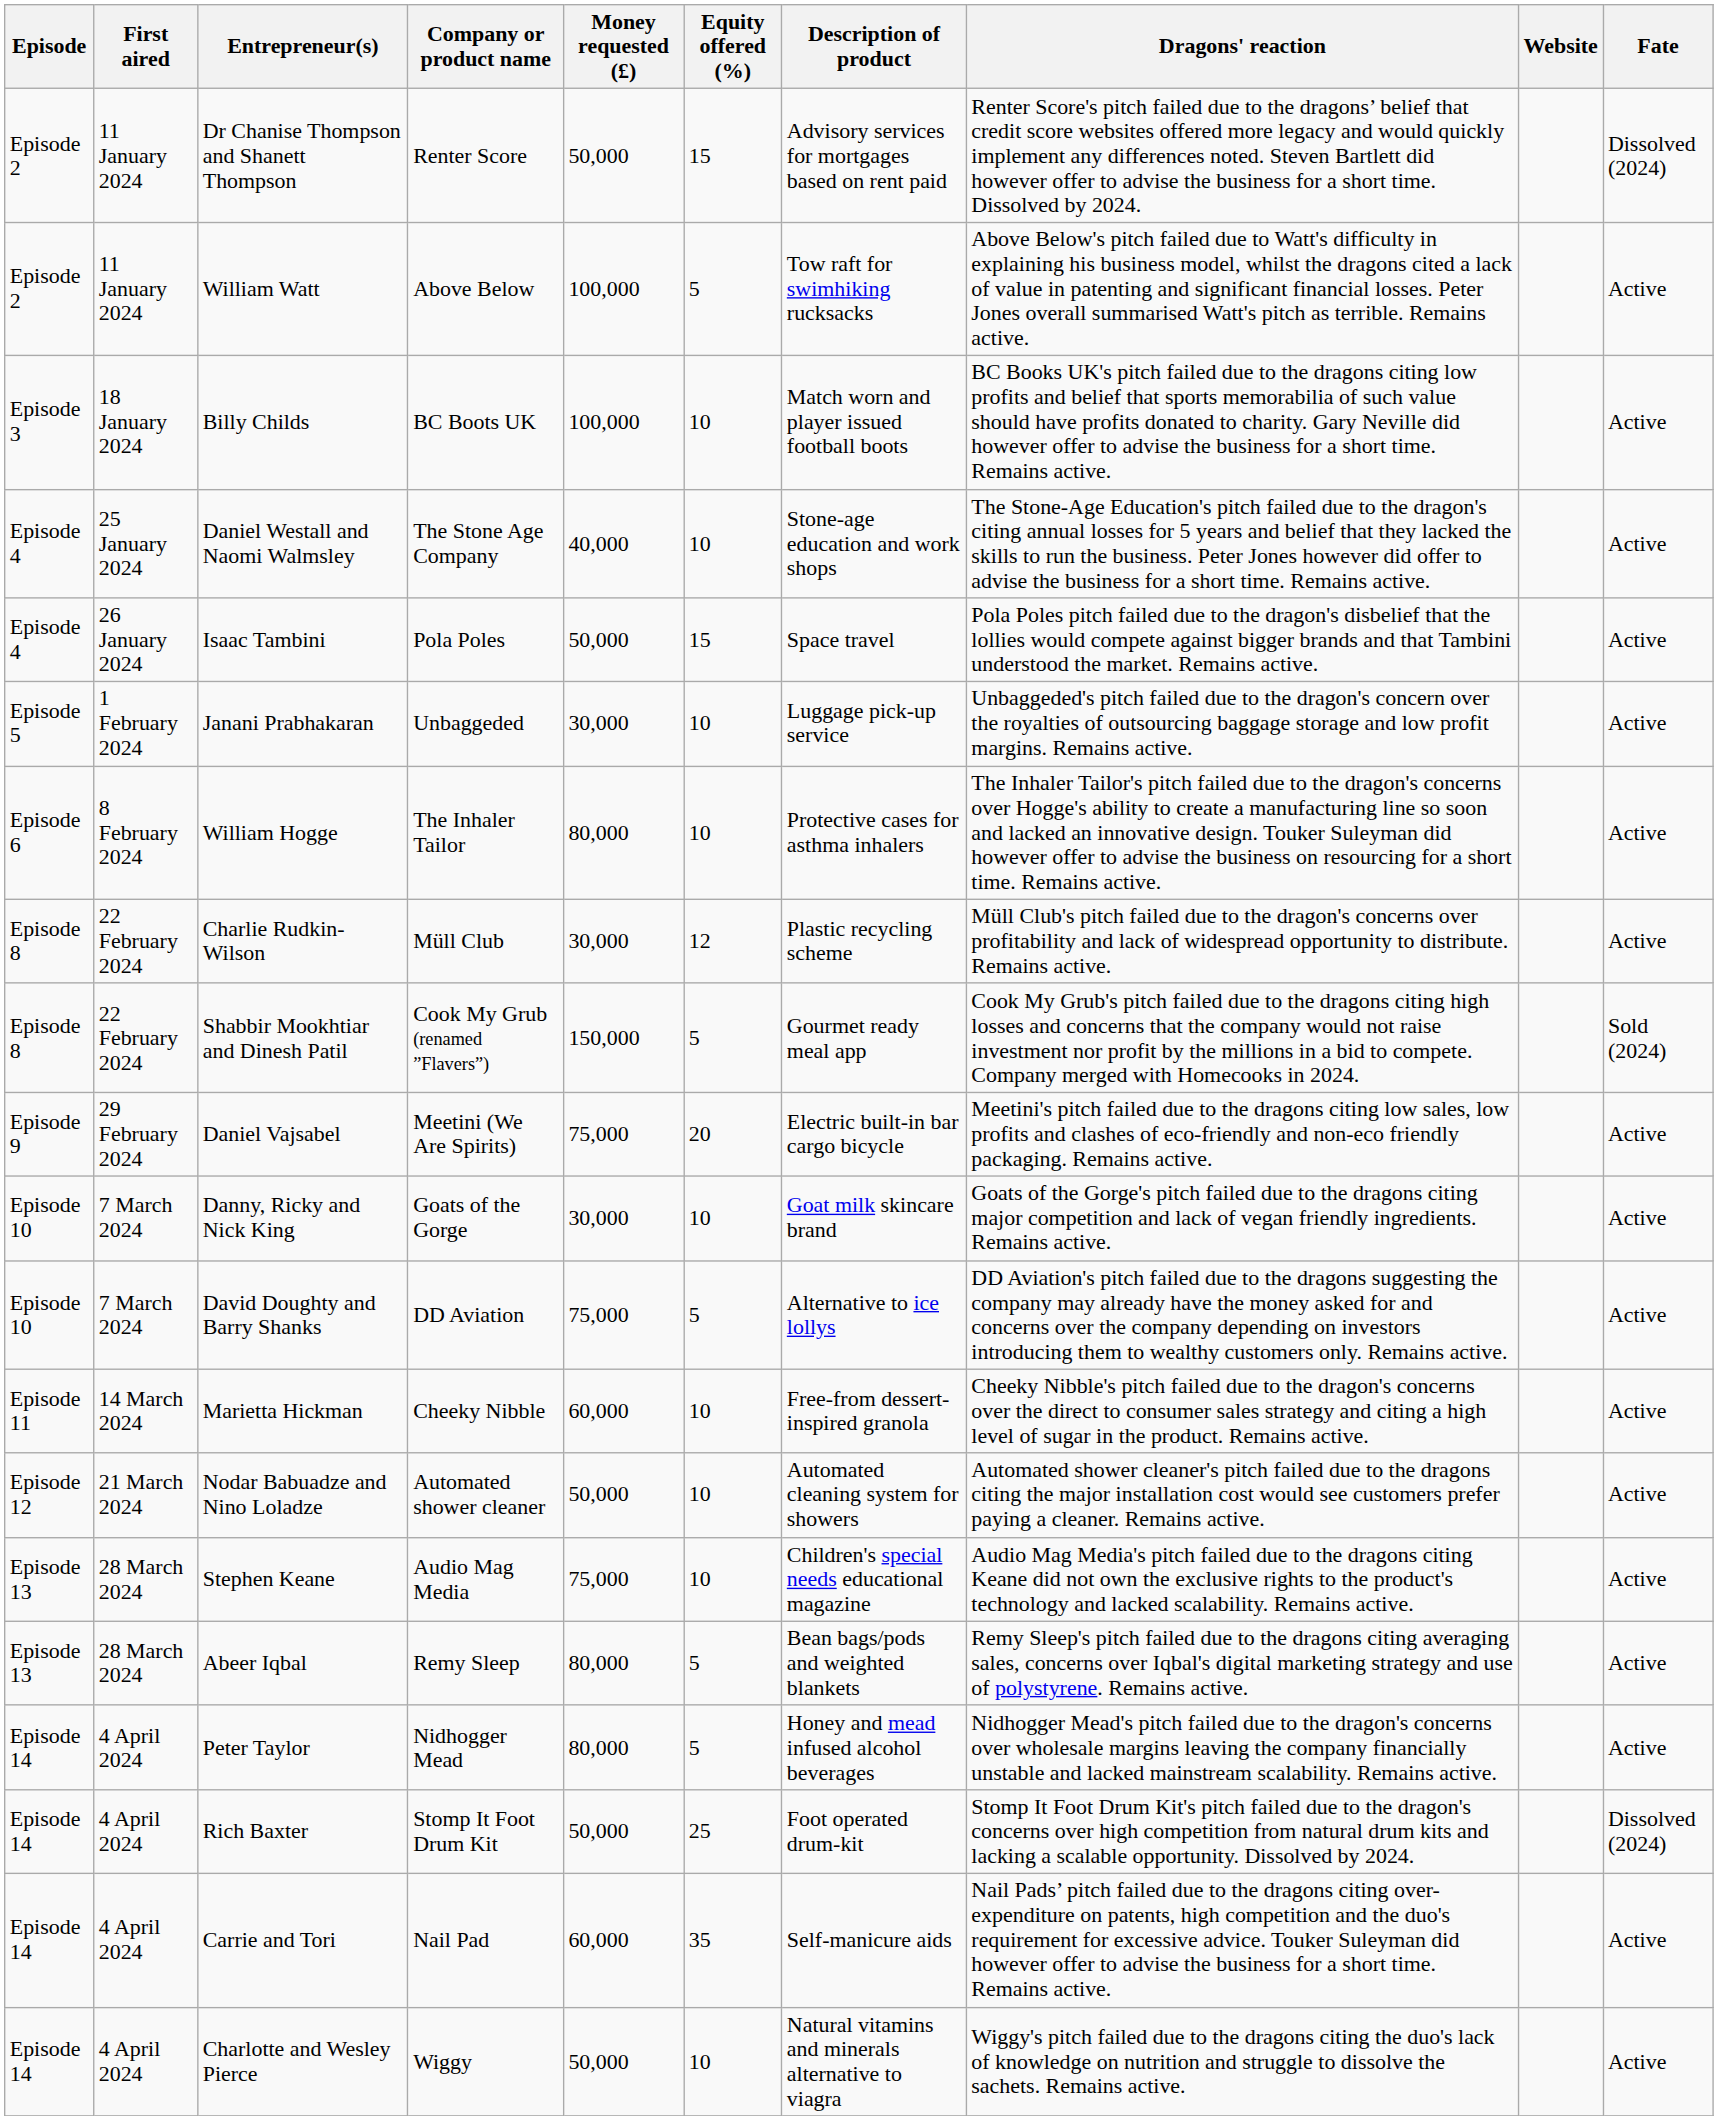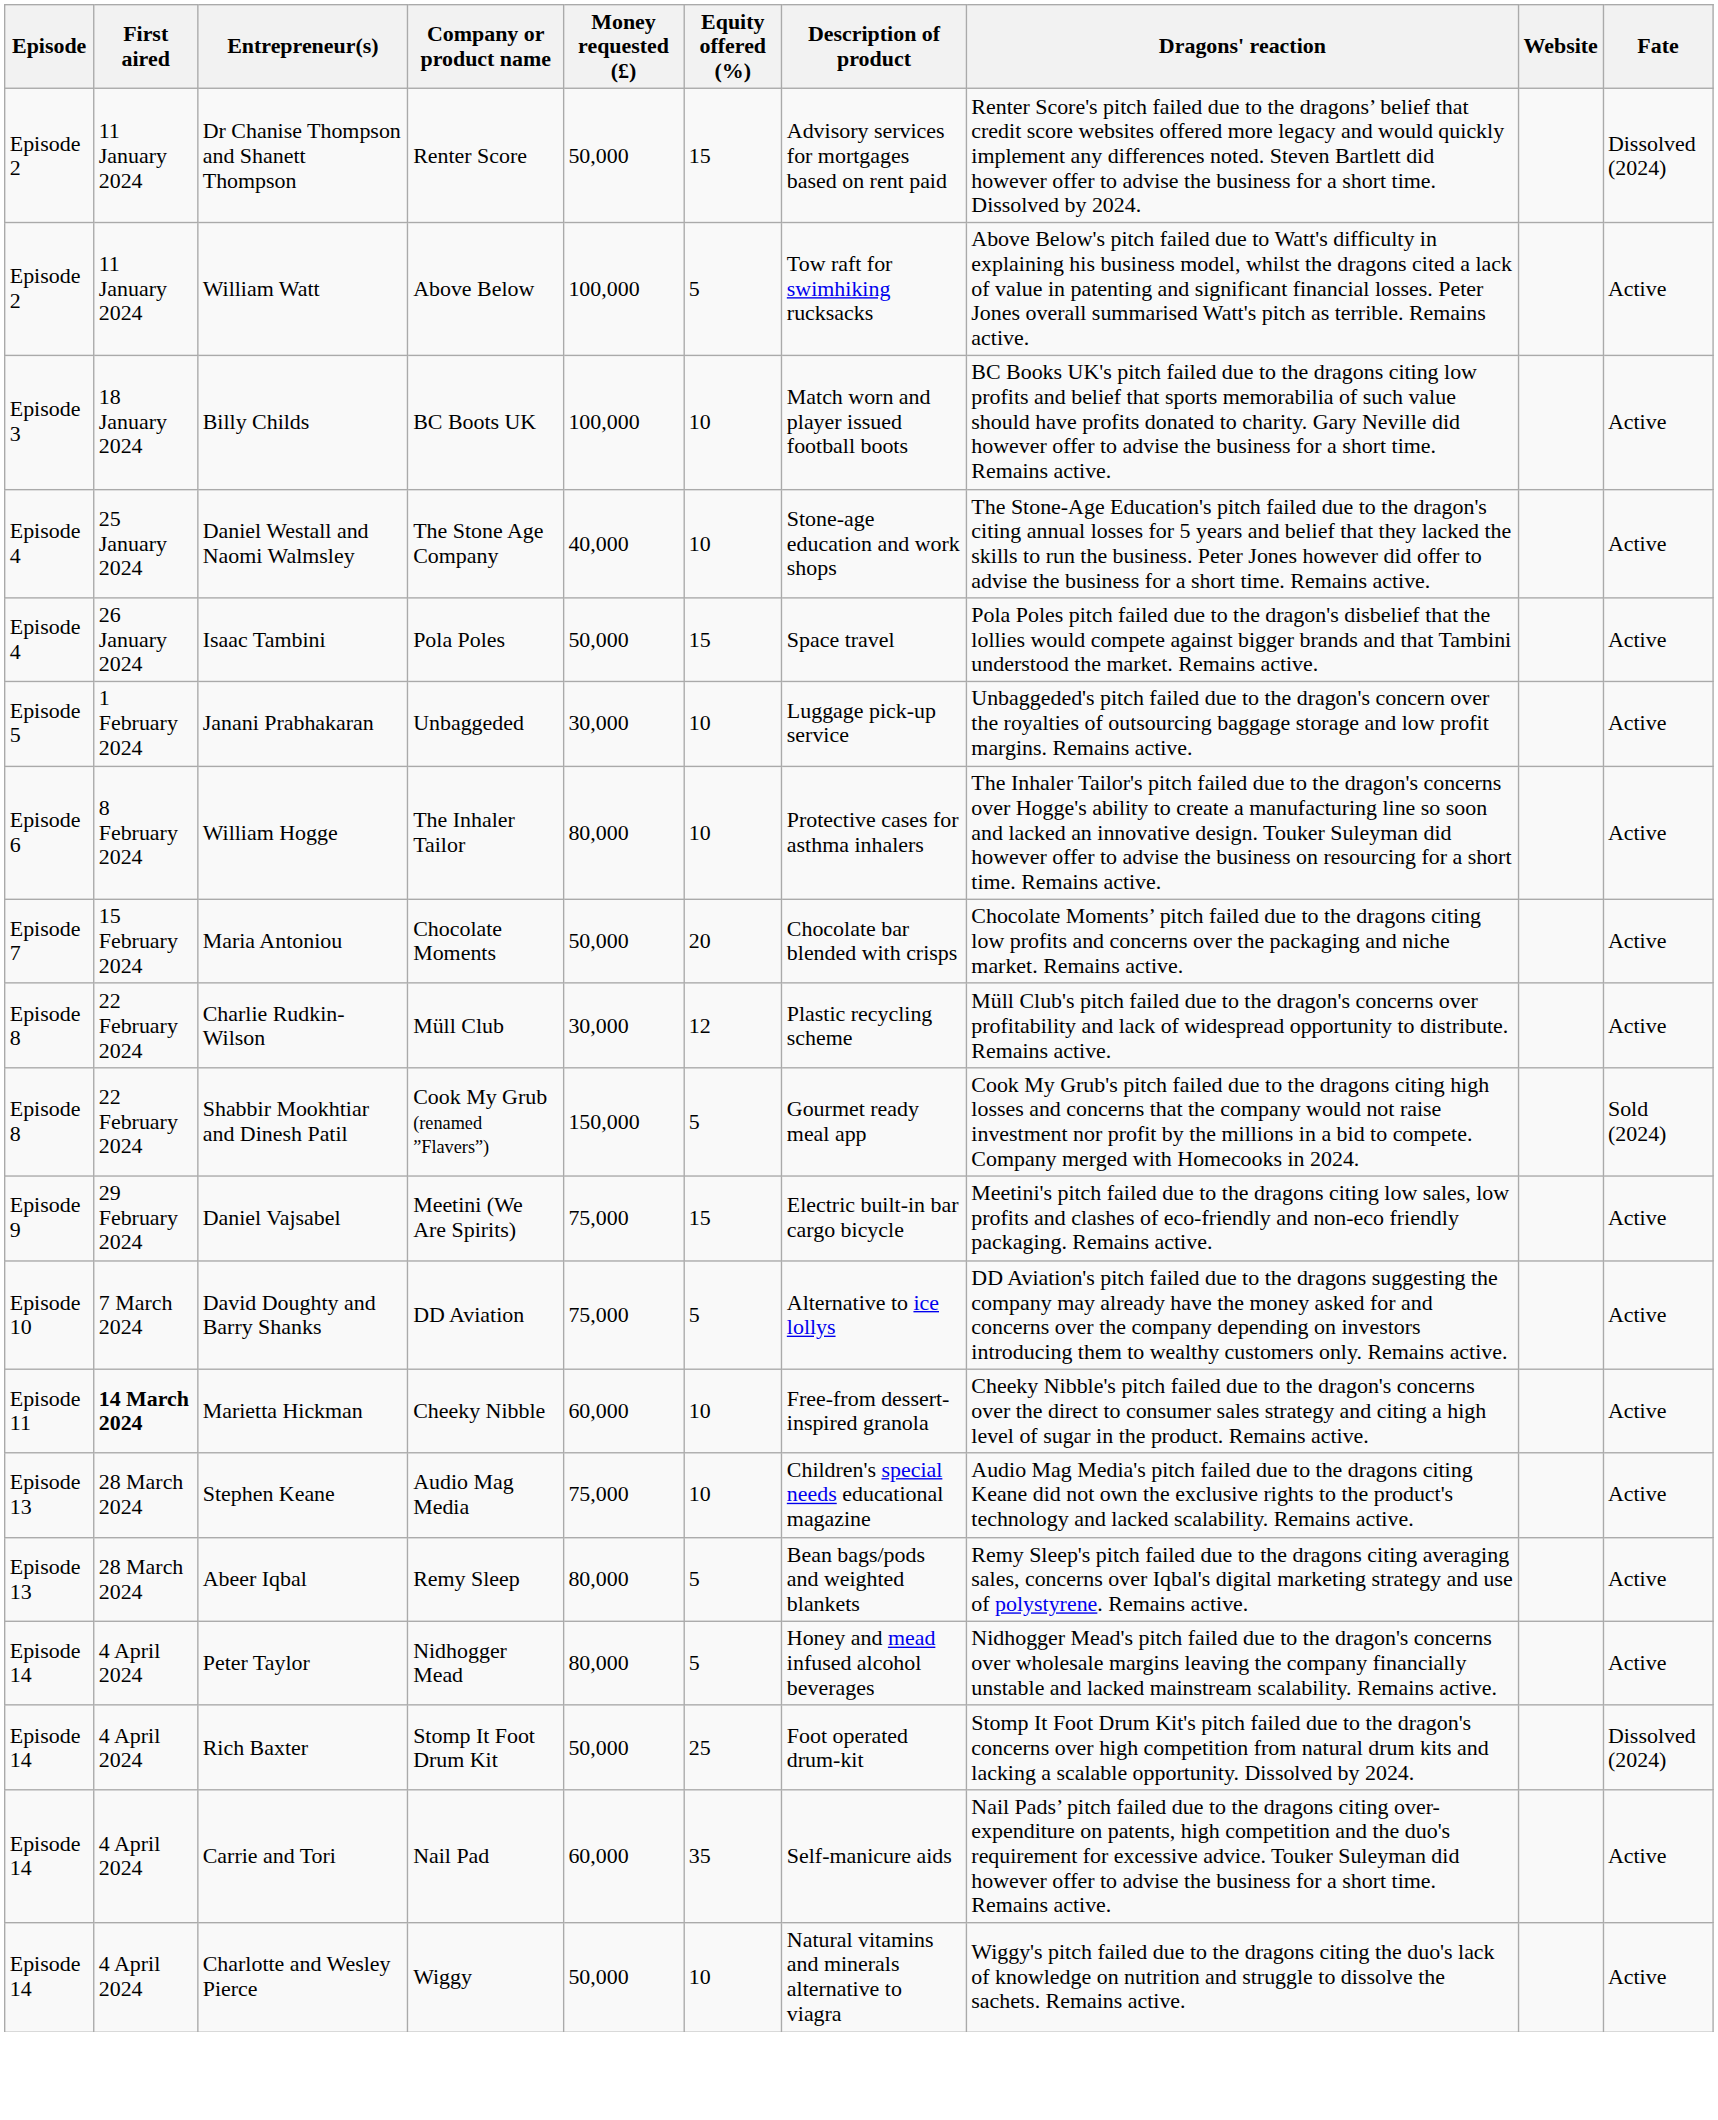+ row: (272, 941)
(700, 1133) 20 -> (700, 1218) 15
- row: (281, 1218)
(141, 1410) normal -> (144, 1410) bold
- row: (295, 1494)
